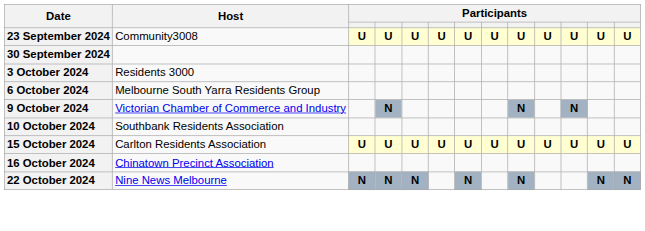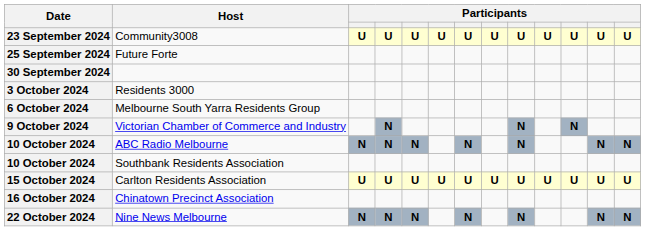+ row: (58, 54)
+ row: (51, 144)
